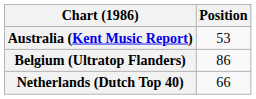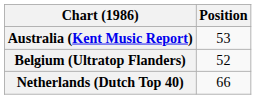(223, 60) 86 -> (223, 60) 52
